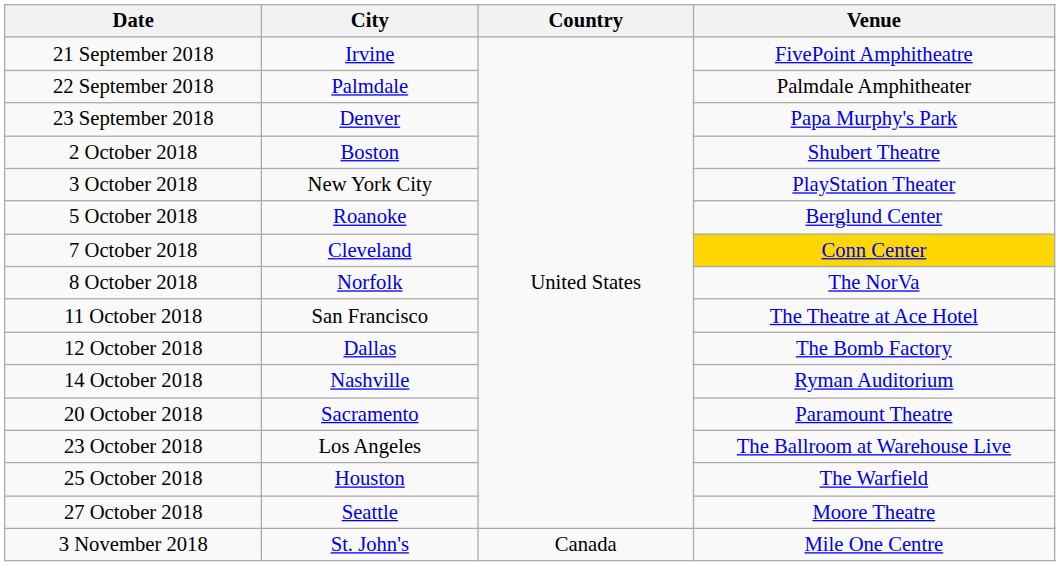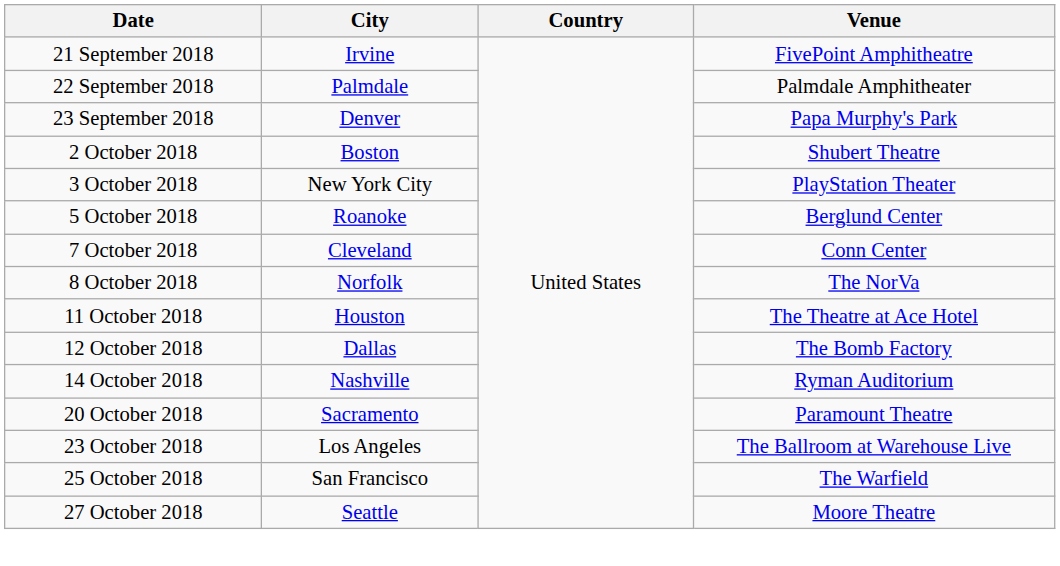(874, 250) gold background -> (874, 250) no background
(370, 315) San Francisco -> (370, 315) Houston
(370, 479) Houston -> (370, 479) San Francisco
- row: (133, 544)
